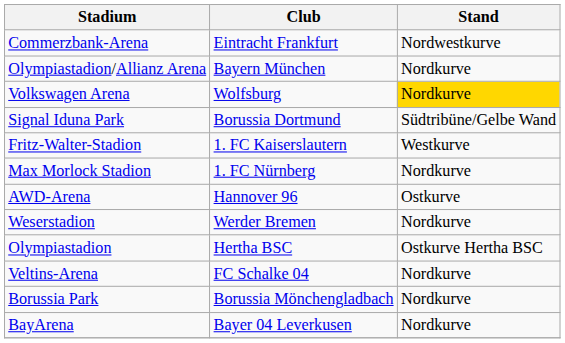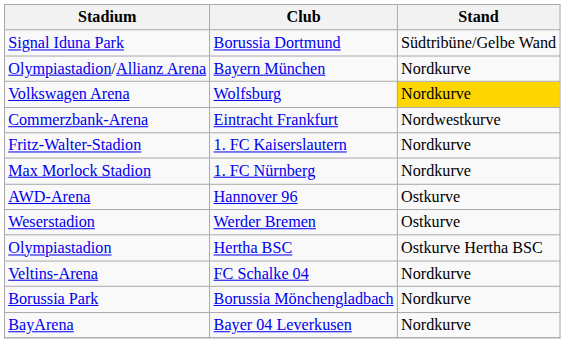rows swapped: (66, 119) <-> (78, 42)
(435, 145) Westkurve -> (436, 145) Nordkurve
(436, 222) Nordkurve -> (431, 222) Ostkurve
